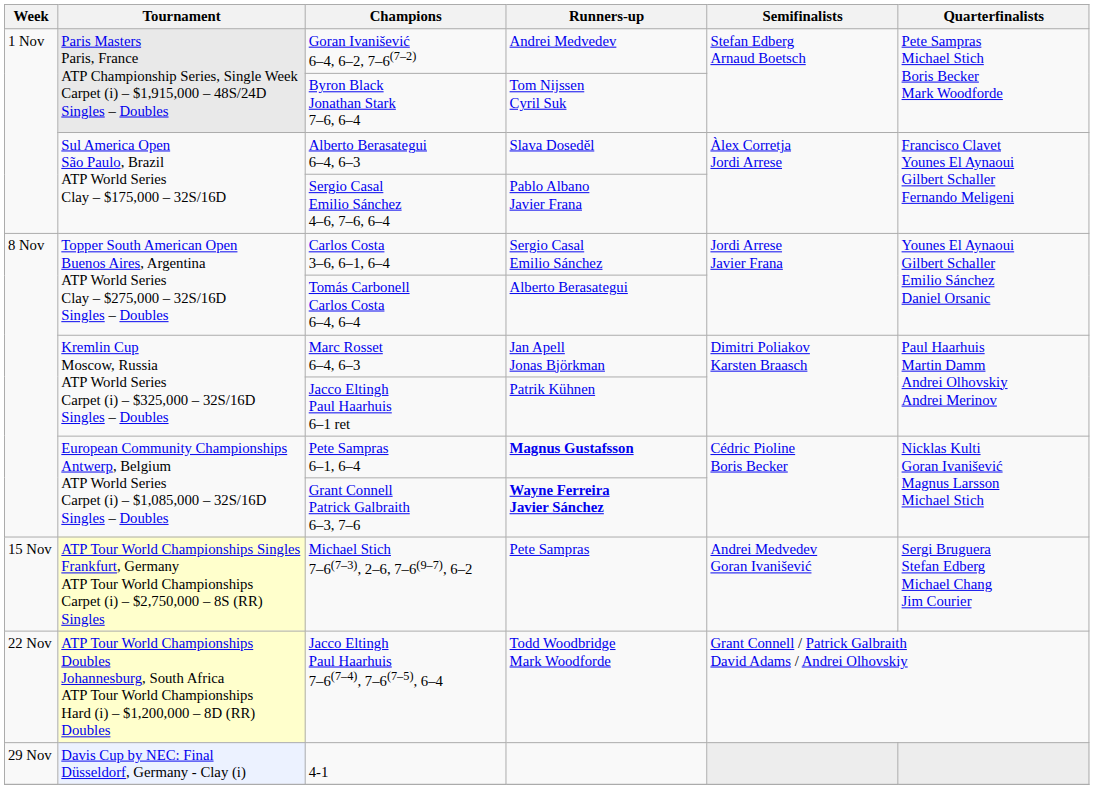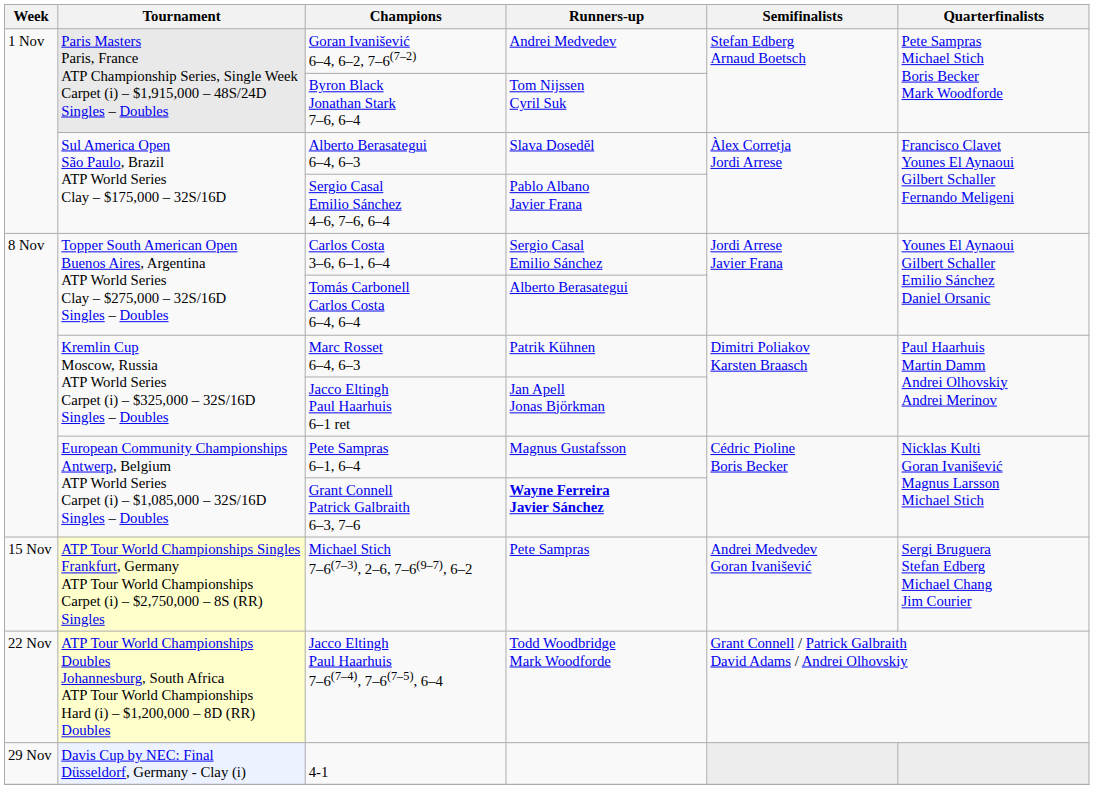(557, 355) Jan Apell Jonas Björkman -> (552, 347) Patrik Kühnen
(552, 388) Patrik Kühnen -> (557, 397) Jan Apell Jonas Björkman
(572, 448) bold -> (568, 448) normal
